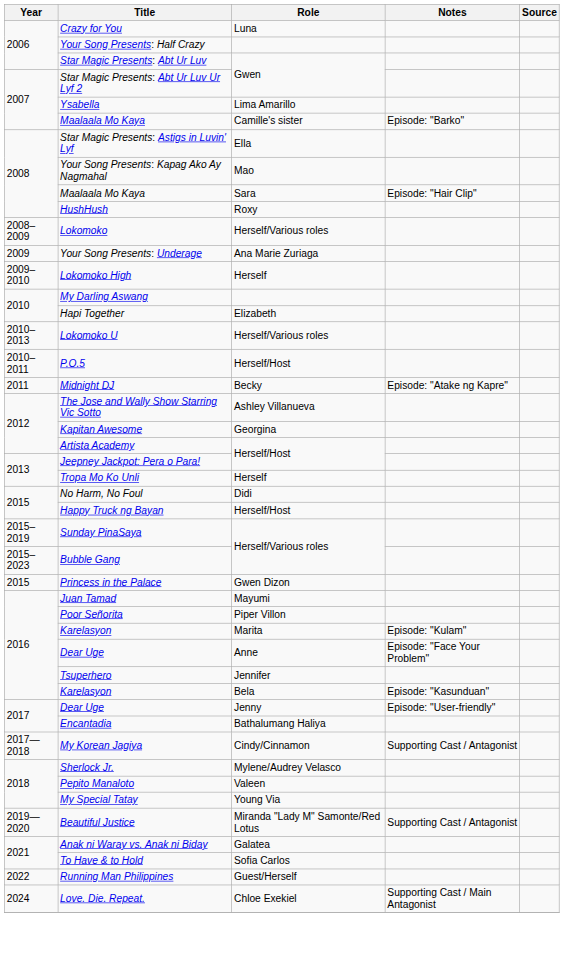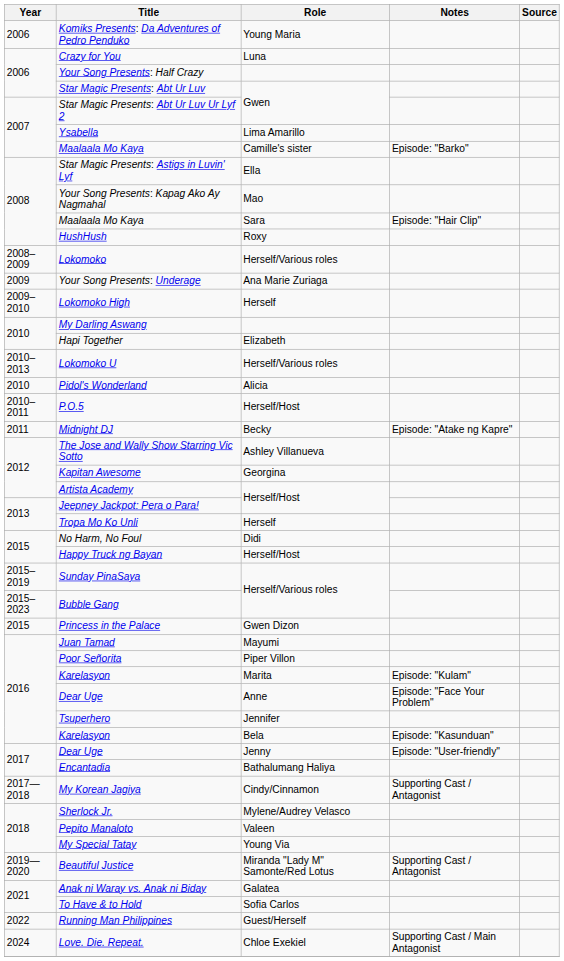+ row: (139, 34)
+ row: (103, 385)
